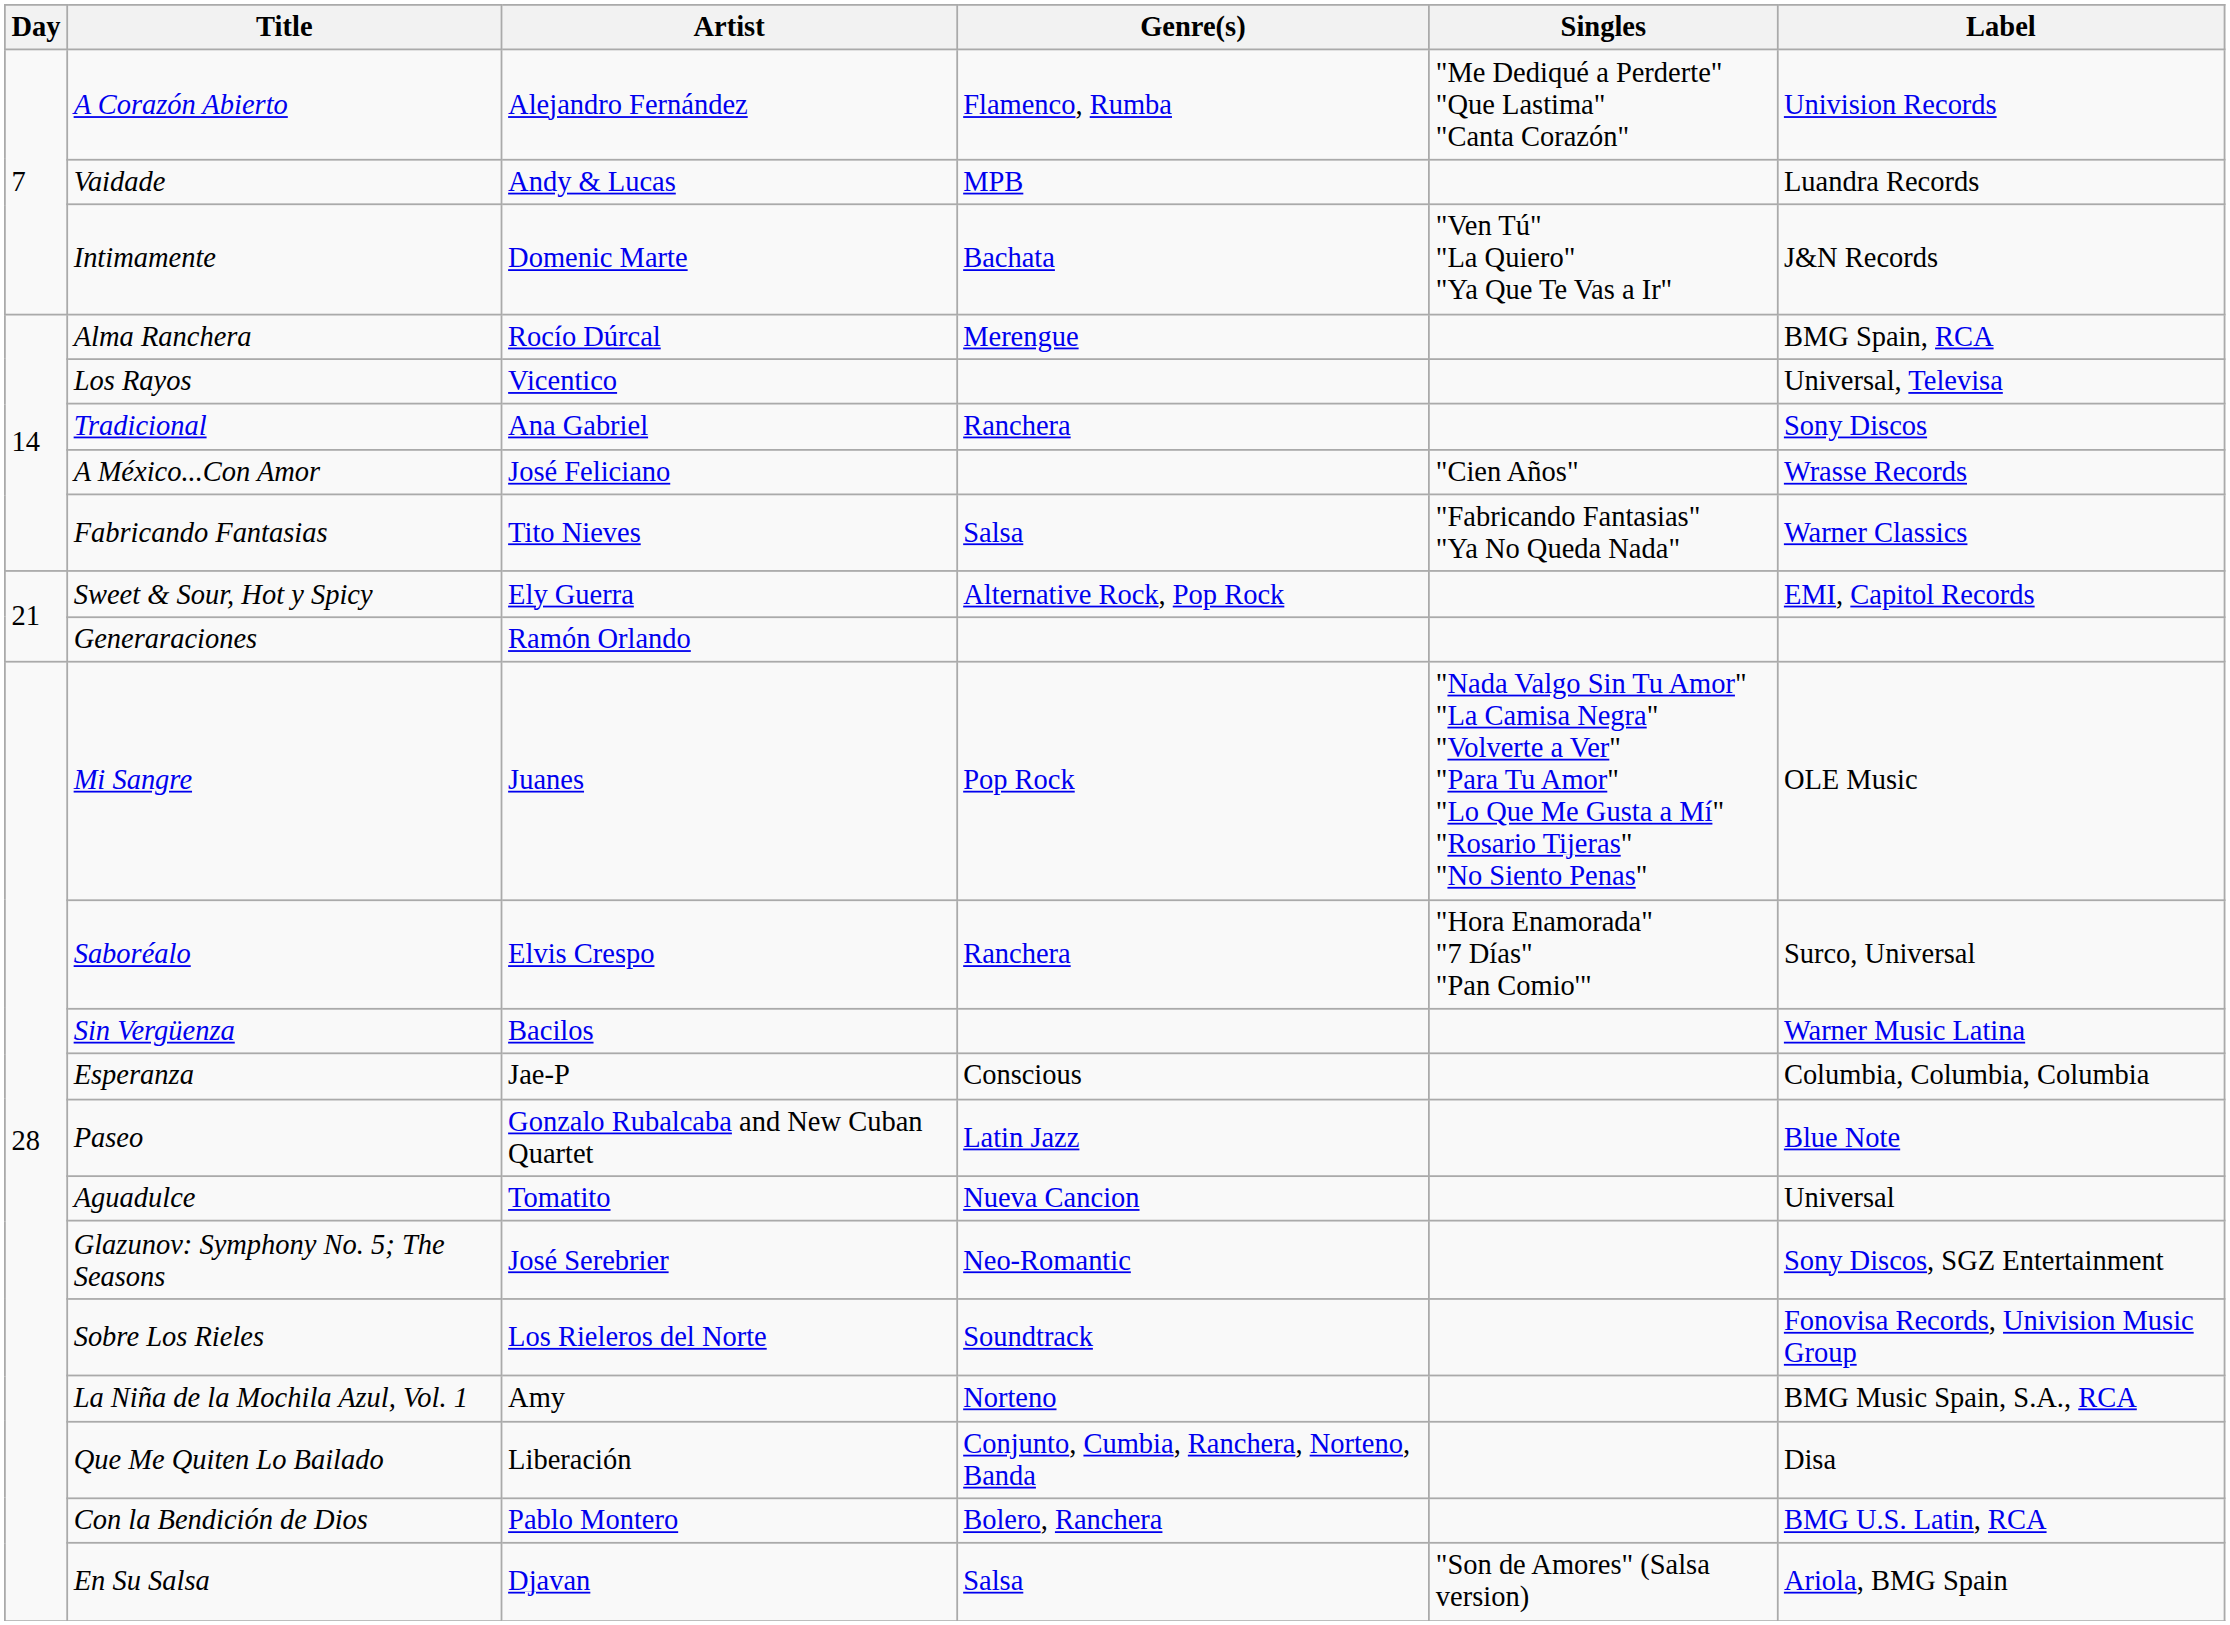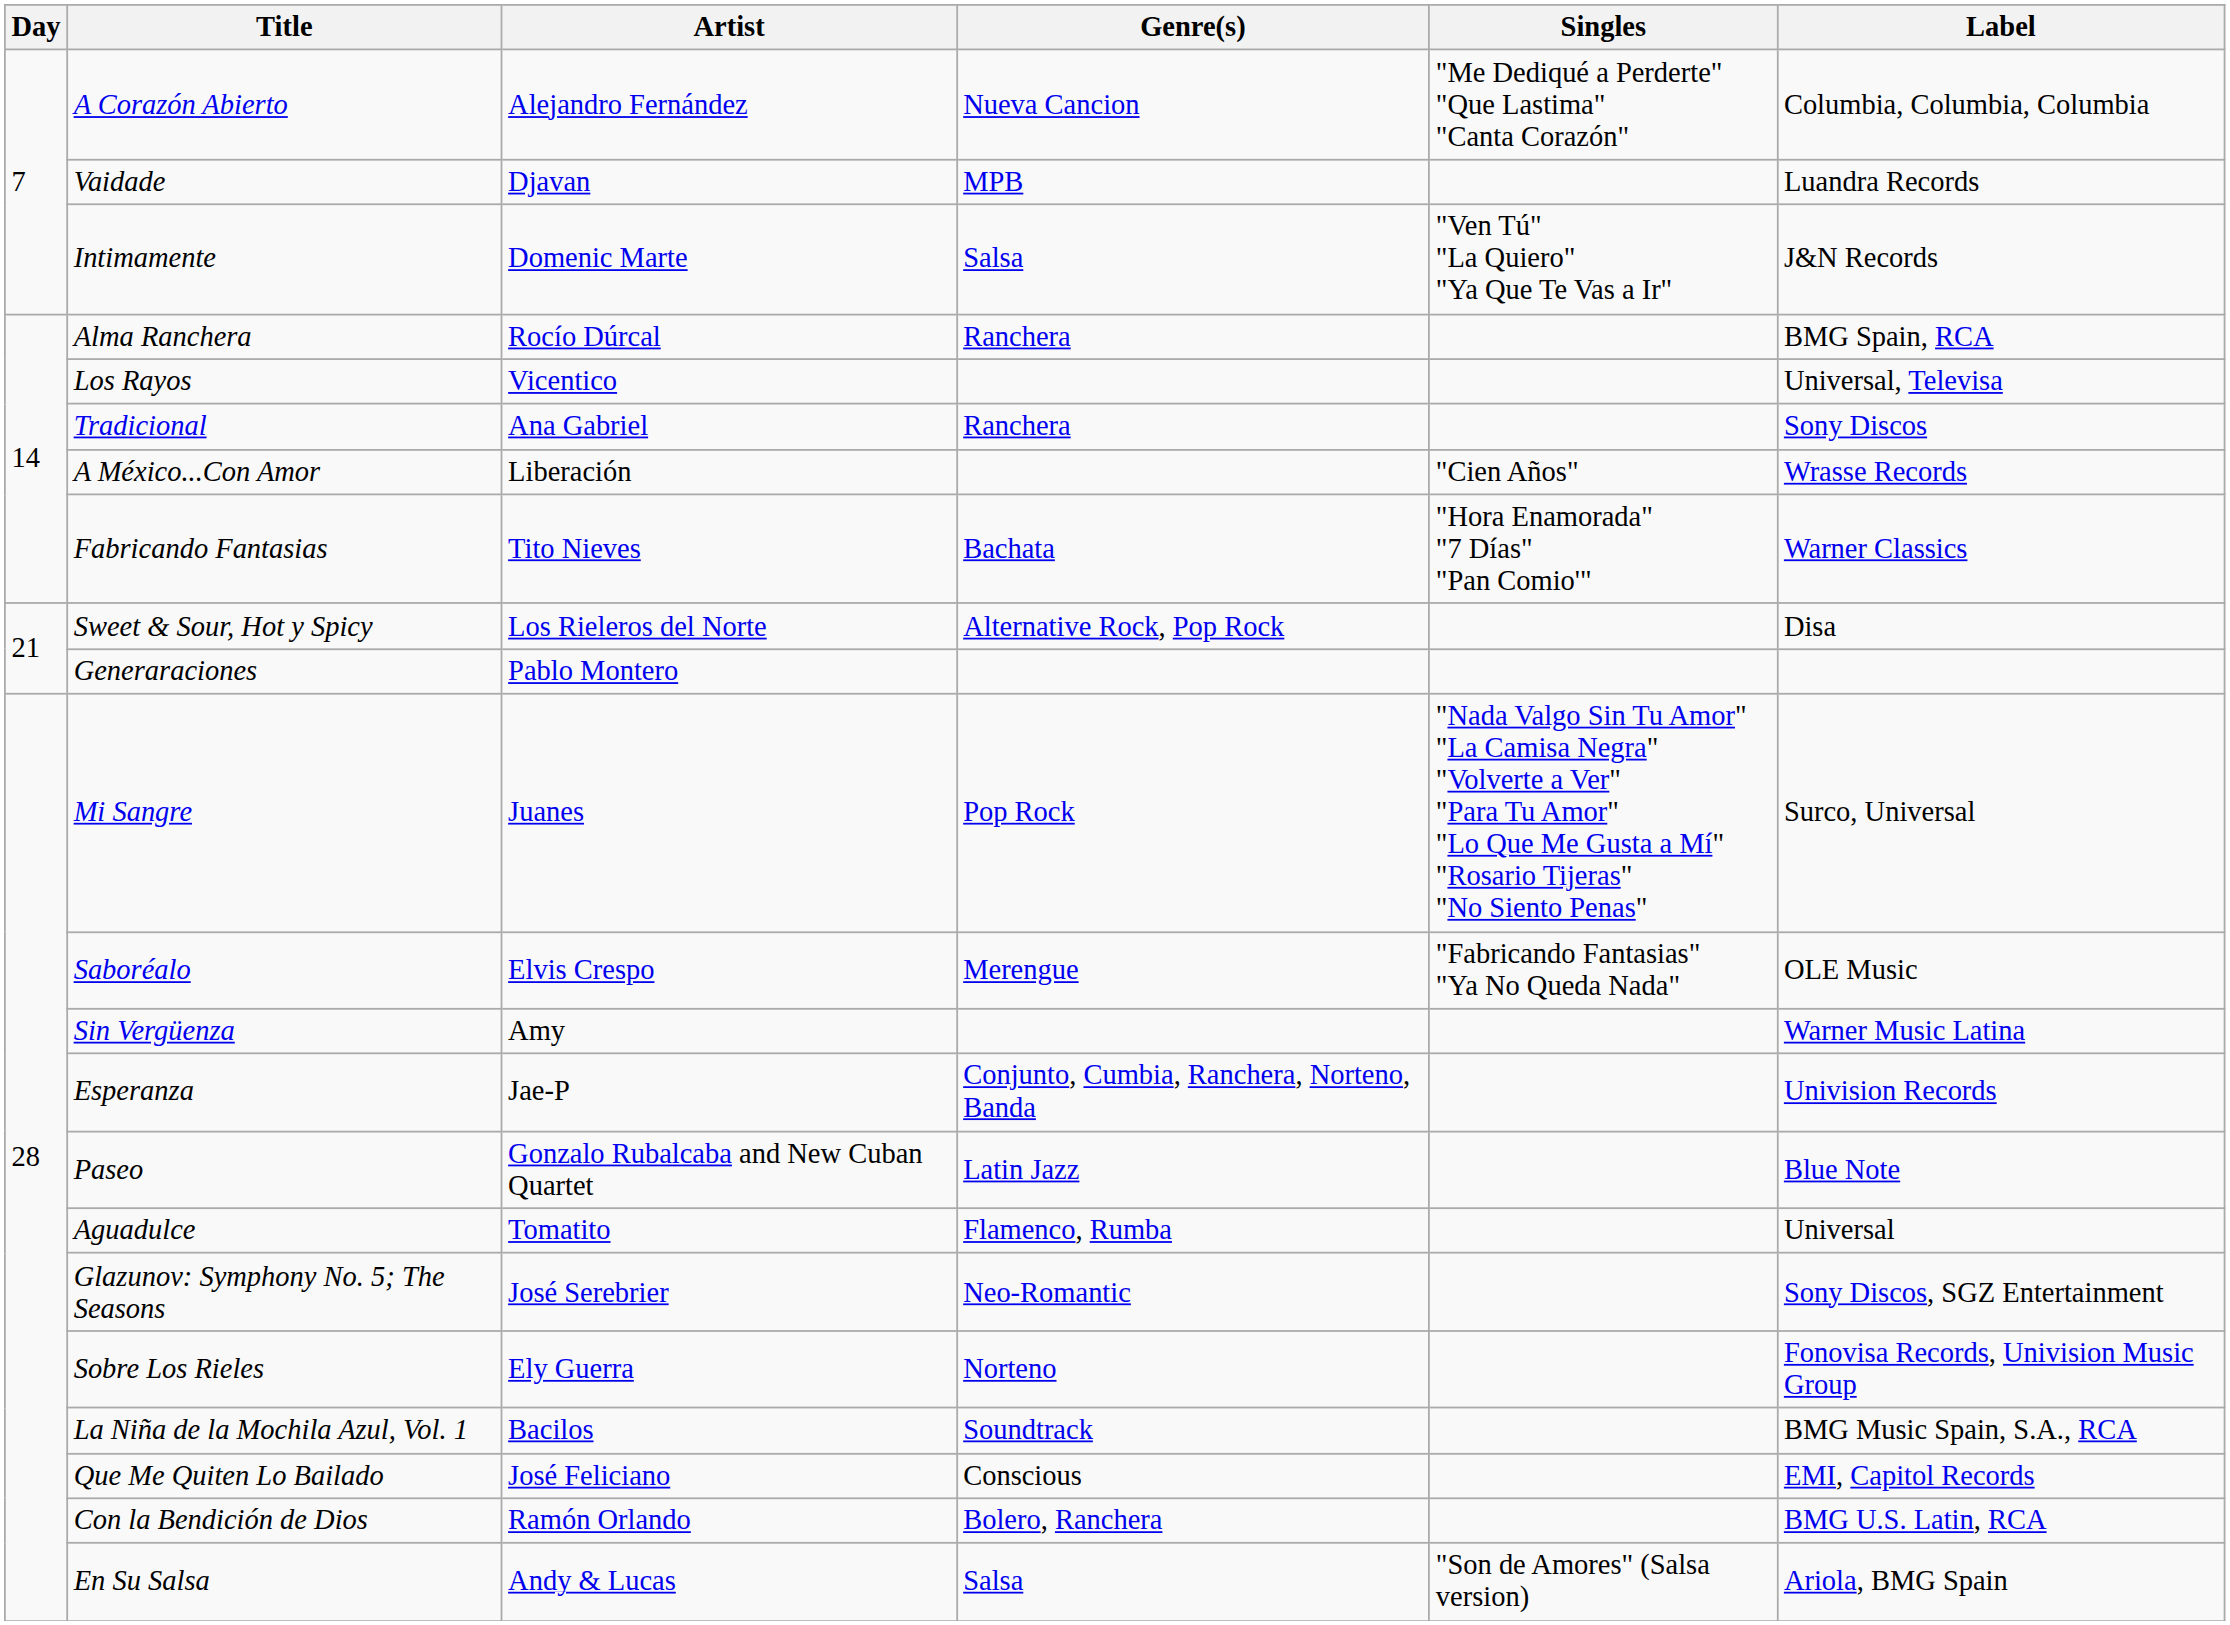(1068, 104) Flamenco, Rumba -> (1051, 104) Nueva Cancion
(1890, 104) Univision Records -> (1967, 104) Columbia, Columbia, Columbia
(592, 181) Andy & Lucas -> (549, 181) Djavan
(1009, 258) Bachata -> (993, 258) Salsa
(1021, 335) Merengue -> (1017, 335) Ranchera
(589, 471) José Feliciano -> (570, 471) Liberación
(993, 532) Salsa -> (1009, 548) Bachata
(1568, 532) "Fabricando Fantasias" "Ya No Queda Nada" -> (1544, 548) "Hora Enamorada" "7 Días" "Pan Comio'"
(571, 593) Ely Guerra -> (637, 625) Los Rieleros del Norte
(1909, 593) EMI, Capitol Records -> (1810, 625) Disa
(599, 638) Ramón Orlando -> (593, 670) Pablo Montero
(1851, 780) OLE Music -> (1880, 812) Surco, Universal
(1017, 953) Ranchera -> (1021, 969) Merengue
(1544, 953) "Hora Enamorada" "7 Días" "Pan Comio'" -> (1568, 969) "Fabricando Fantasias" "Ya No Queda Nada"
(1880, 953) Surco, Universal -> (1851, 969) OLE Music
(551, 1030) Bacilos -> (537, 1030) Amy
(1023, 1075) Conscious -> (1187, 1091) Conjunto, Cumbia, Ranchera, Norteno, Banda
(1967, 1075) Columbia, Columbia, Columbia -> (1890, 1091) Univision Records
(1051, 1198) Nueva Cancion -> (1068, 1230) Flamenco, Rumba
(637, 1336) Los Rieleros del Norte -> (571, 1368) Ely Guerra
(1028, 1336) Soundtrack -> (1010, 1368) Norteno
(537, 1397) Amy -> (551, 1429) Bacilos
(1010, 1397) Norteno -> (1028, 1429) Soundtrack
(570, 1459) Liberación -> (589, 1475) José Feliciano
(1187, 1459) Conjunto, Cumbia, Ranchera, Norteno, Banda -> (1023, 1475) Conscious
(1810, 1459) Disa -> (1909, 1475) EMI, Capitol Records
(593, 1520) Pablo Montero -> (599, 1520) Ramón Orlando
(549, 1581) Djavan -> (592, 1581) Andy & Lucas
